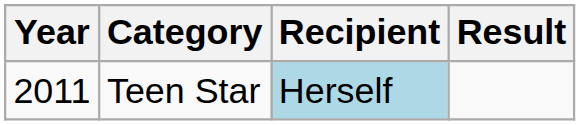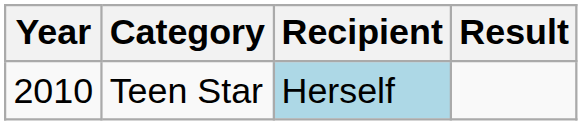(52, 89) 2011 -> (53, 89) 2010
